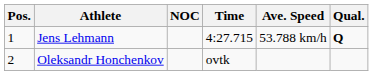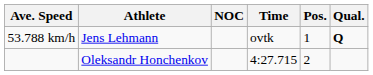columns swapped: (19, 15) <-> (293, 15)
(229, 37) 4:27.715 -> (262, 37) ovtk
(218, 59) ovtk -> (274, 59) 4:27.715
